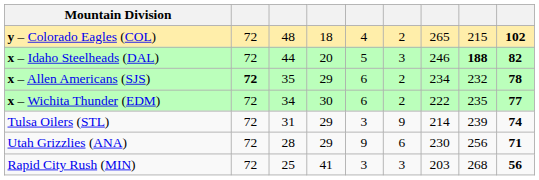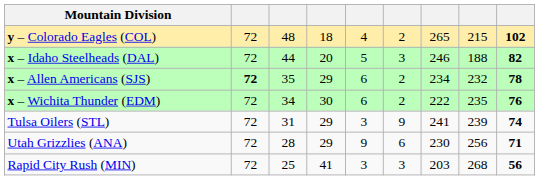(477, 57) bold -> (477, 57) normal
(515, 100) 77 -> (515, 100) 76
(440, 121) 214 -> (440, 121) 241
